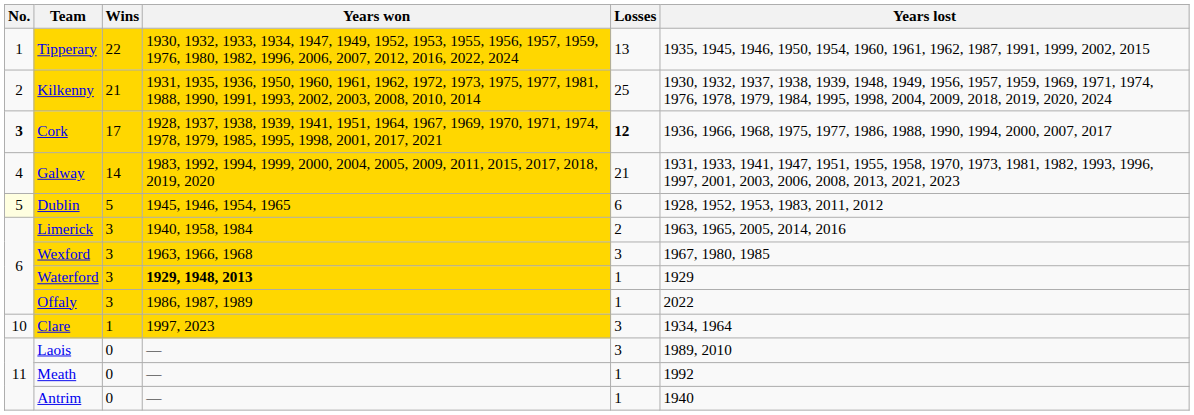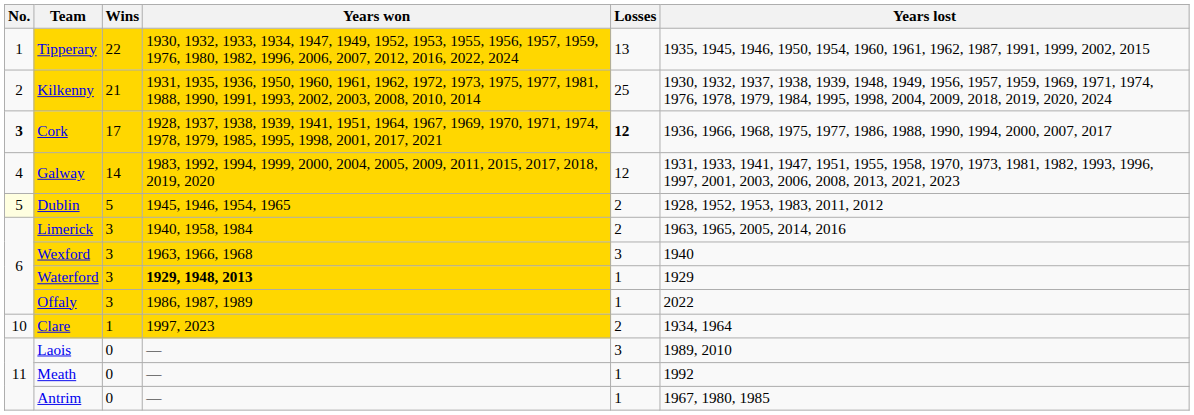(622, 172) 21 -> (622, 172) 12
(618, 205) 6 -> (618, 205) 2
(717, 253) 1967, 1980, 1985 -> (679, 253) 1940
(618, 326) 3 -> (618, 326) 2
(679, 398) 1940 -> (717, 398) 1967, 1980, 1985
